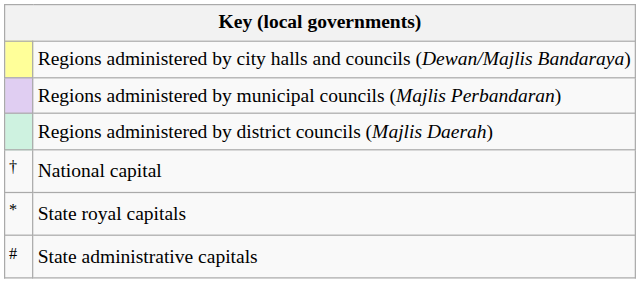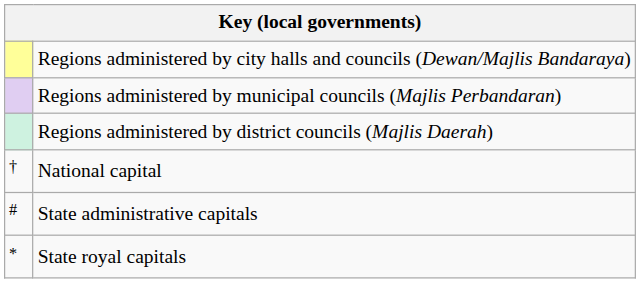rows swapped: (148, 256) <-> (112, 213)
